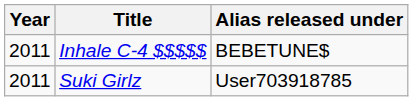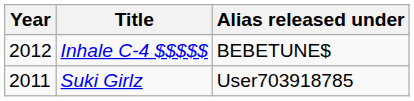(30, 50) 2011 -> (30, 50) 2012
